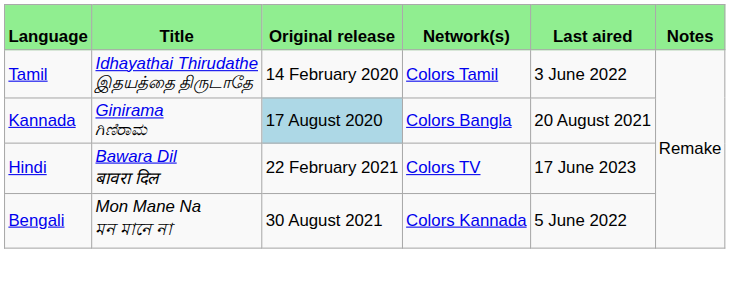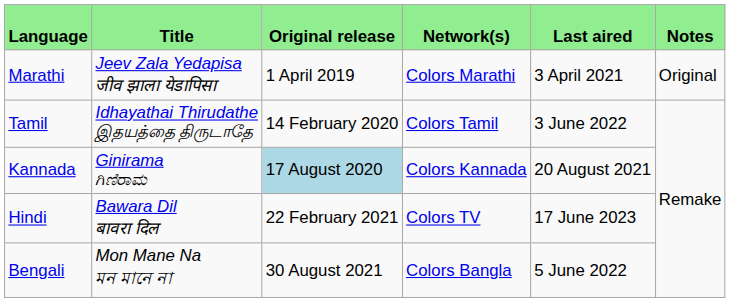+ row: (36, 74)
(459, 120) Colors Bangla -> (466, 170) Colors Kannada
(466, 220) Colors Kannada -> (459, 270) Colors Bangla
